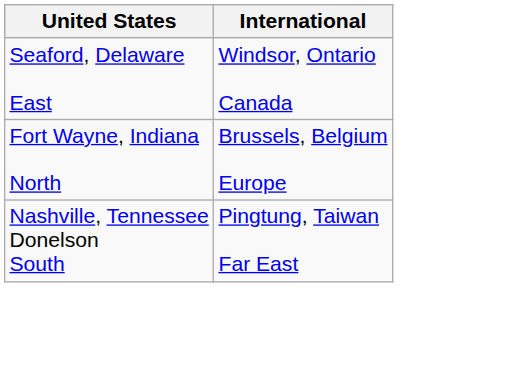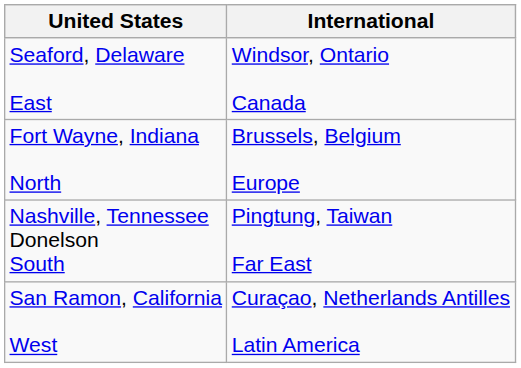+ row: (116, 321)
